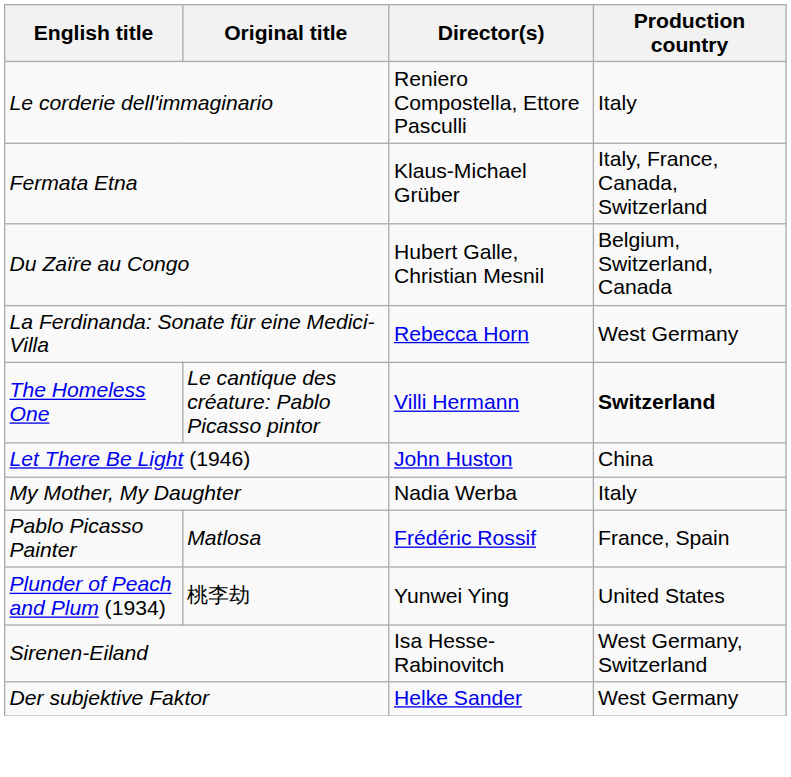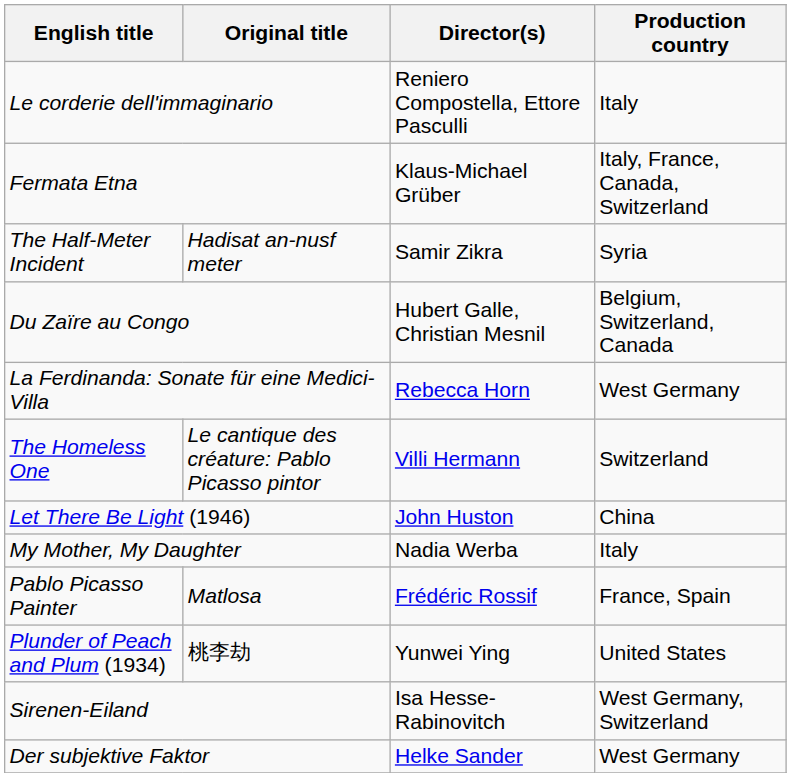+ row: (80, 252)
(657, 402) bold -> (654, 459) normal
